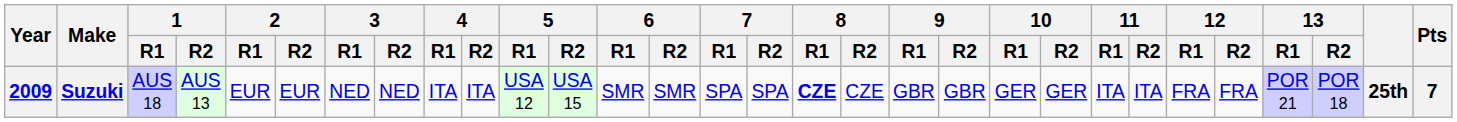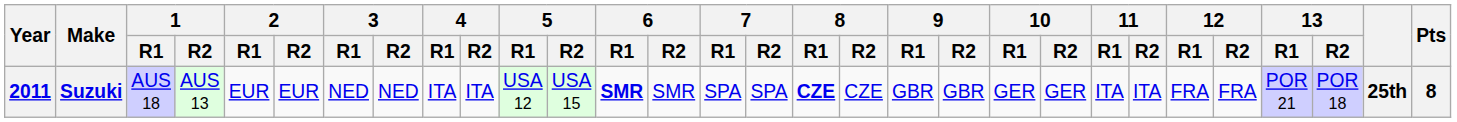(31, 92) 2009 -> (30, 92) 2011
(623, 92) normal -> (622, 92) bold
(1432, 92) 7 -> (1431, 92) 8
